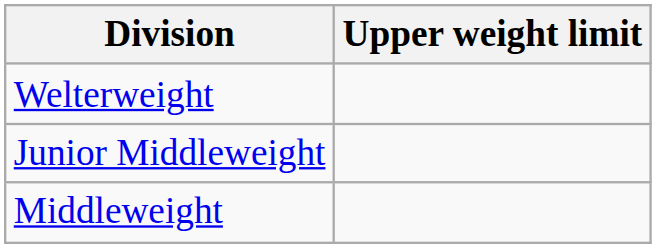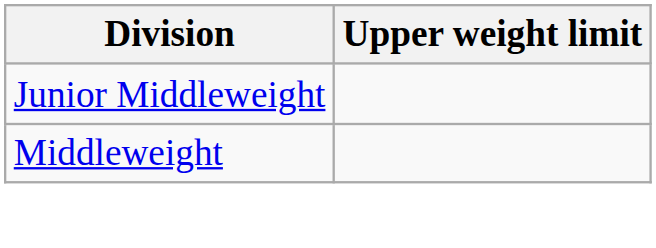- row: (114, 93)
